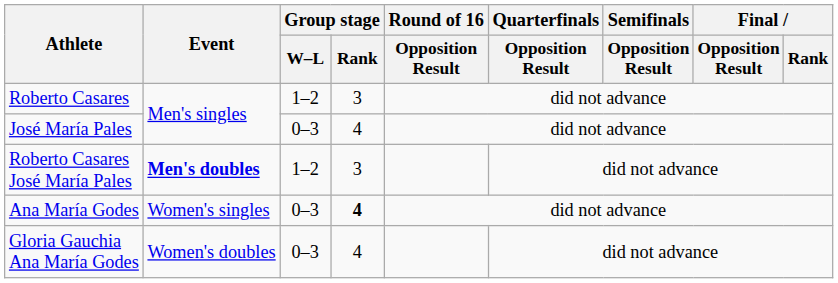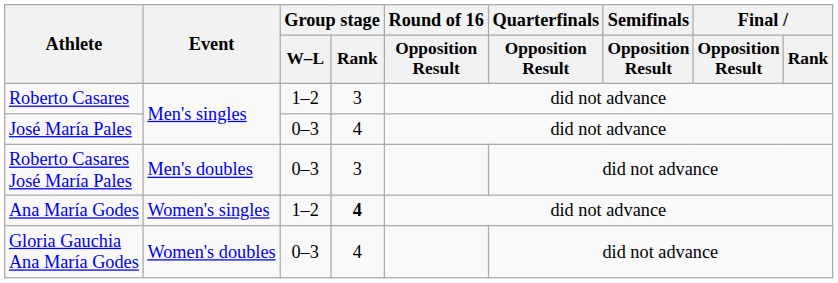(204, 170) bold -> (200, 170) normal
(305, 170) 1–2 -> (305, 170) 0–3
(305, 211) 0–3 -> (305, 211) 1–2
